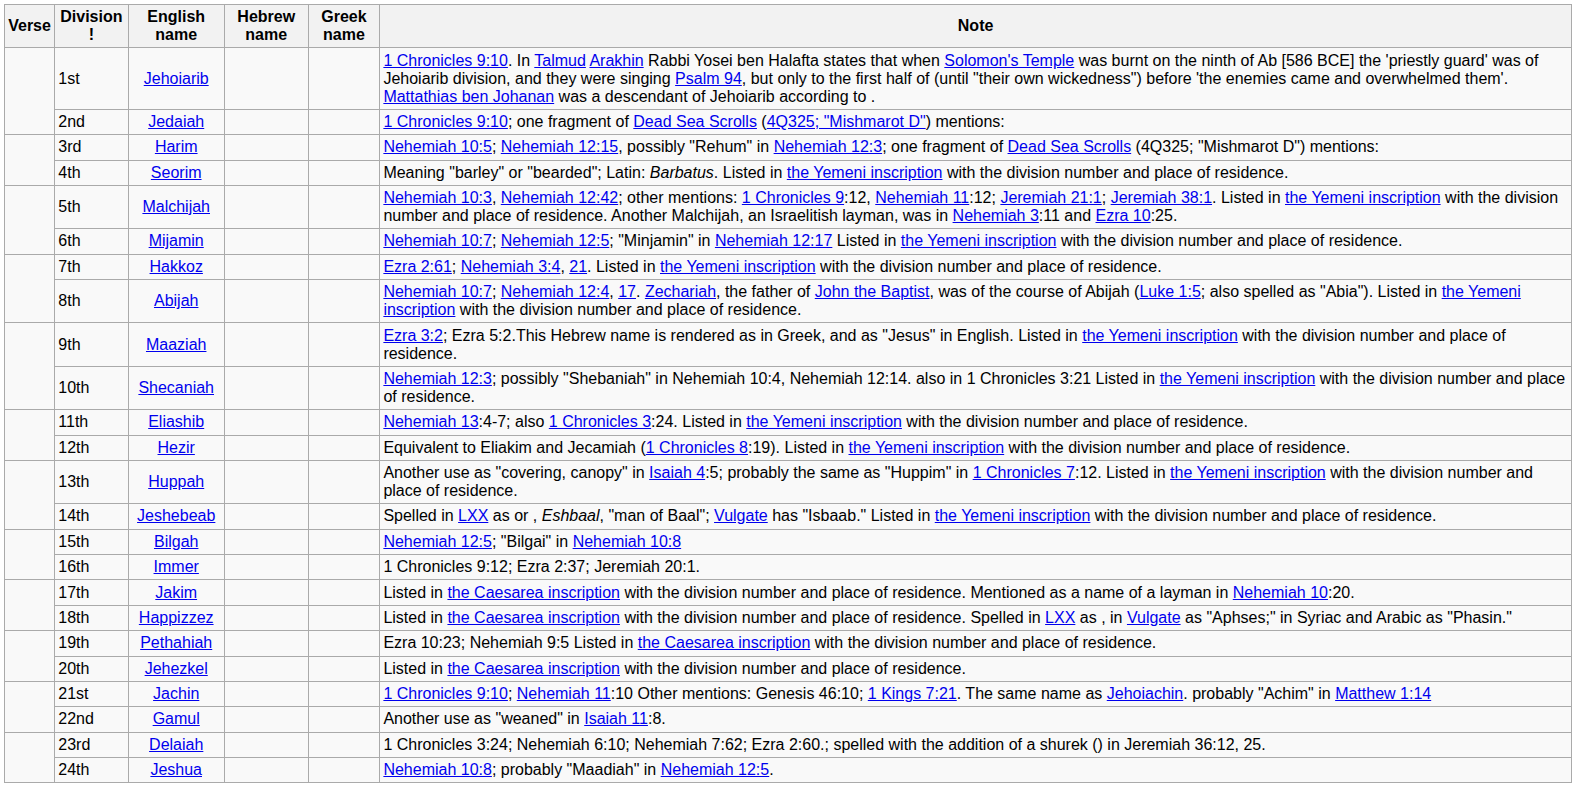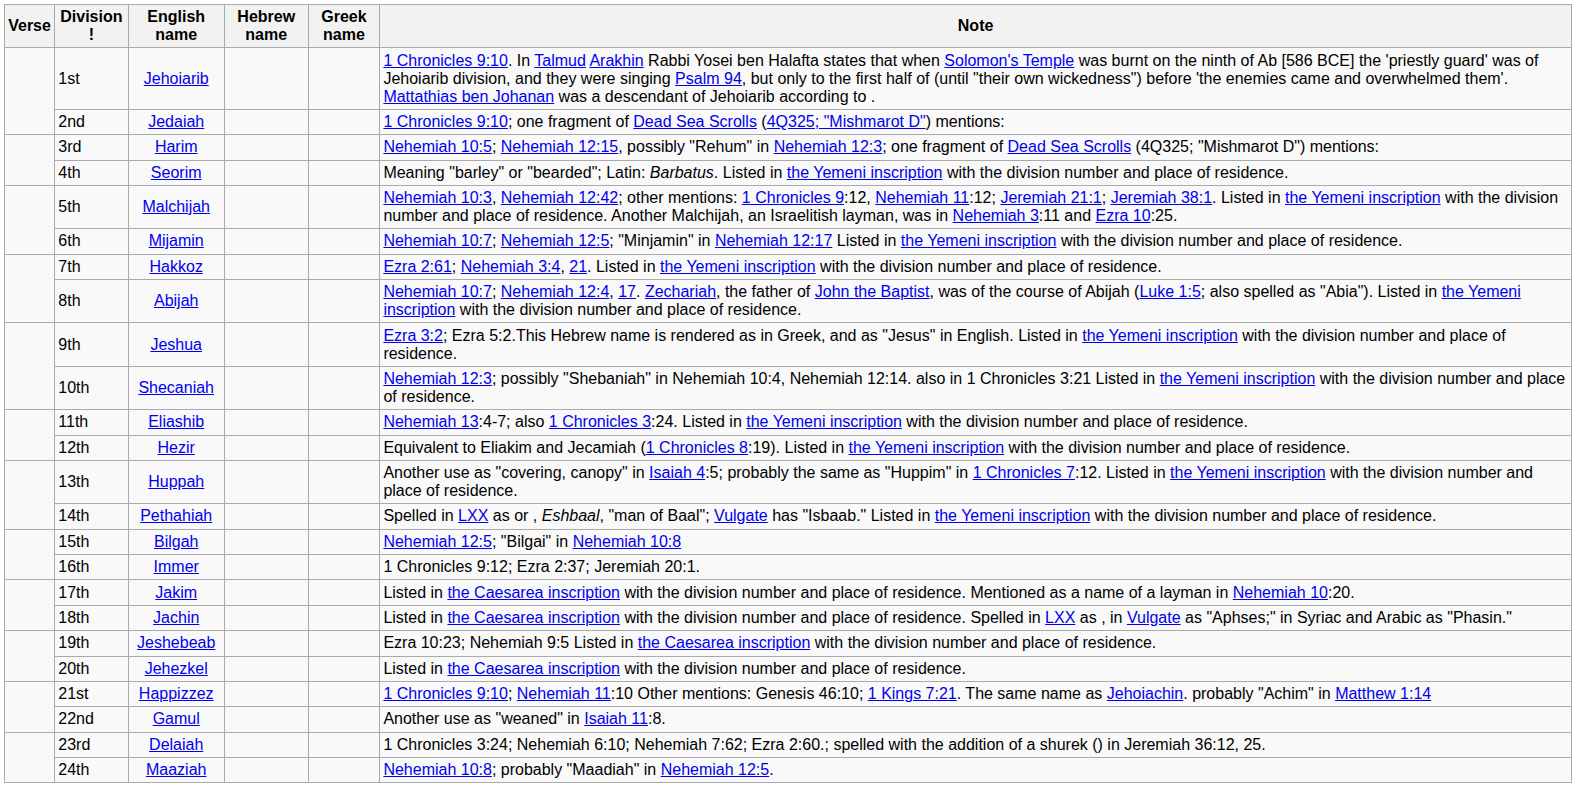(176, 344) Maaziah -> (176, 344) Jeshua
(176, 516) Jeshebeab -> (176, 516) Pethahiah
(176, 617) Happizzez -> (176, 617) Jachin
(176, 643) Pethahiah -> (176, 643) Jeshebeab
(176, 694) Jachin -> (176, 694) Happizzez
(176, 770) Jeshua -> (176, 770) Maaziah
